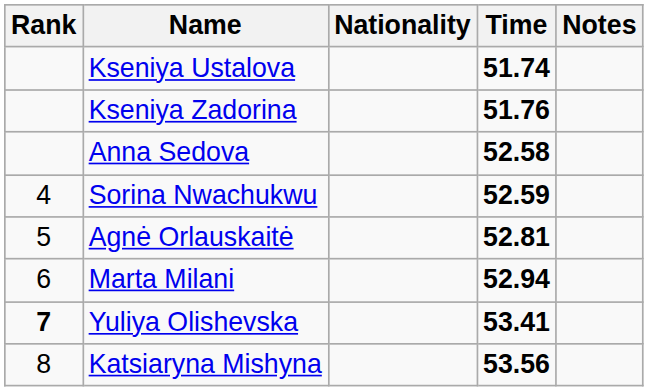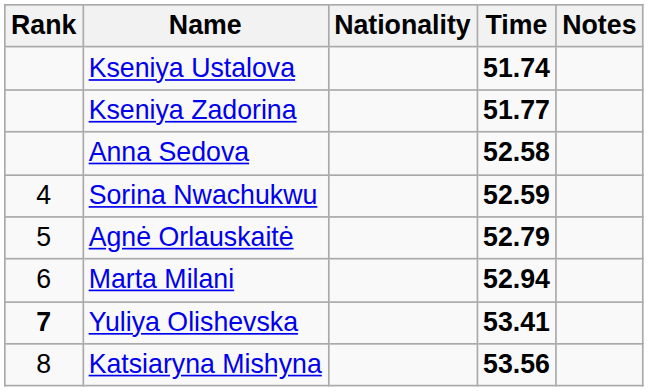(516, 110) 51.76 -> (516, 110) 51.77
(516, 237) 52.81 -> (516, 237) 52.79
